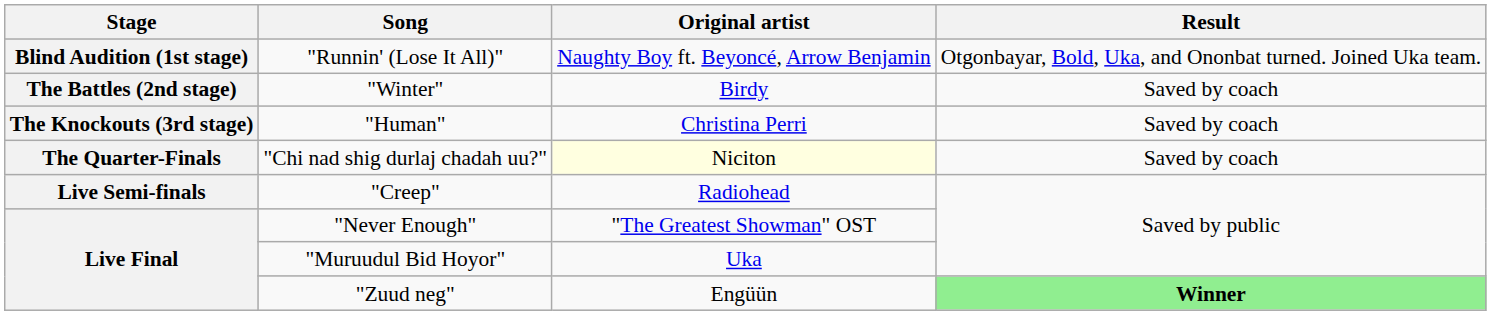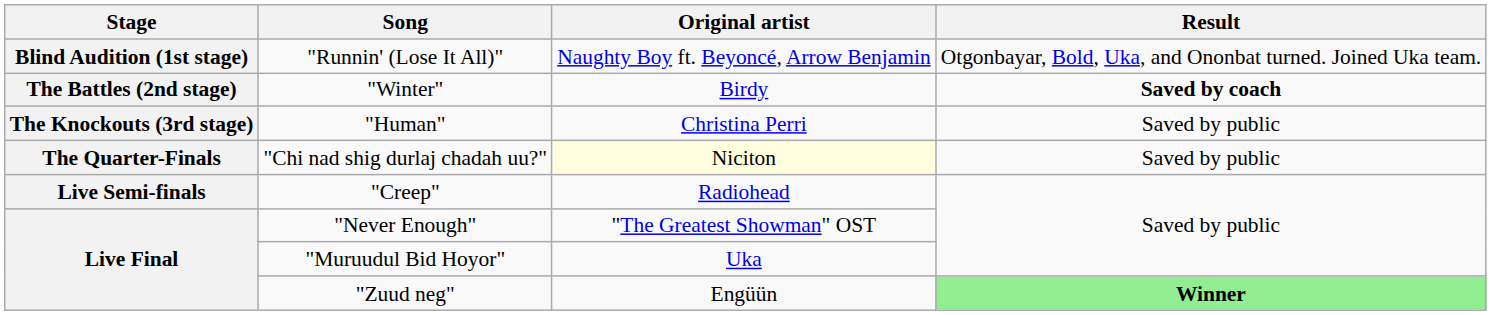(1211, 90) normal -> (1211, 90) bold
(1211, 124) Saved by coach -> (1211, 124) Saved by public
(1211, 158) Saved by coach -> (1211, 158) Saved by public
